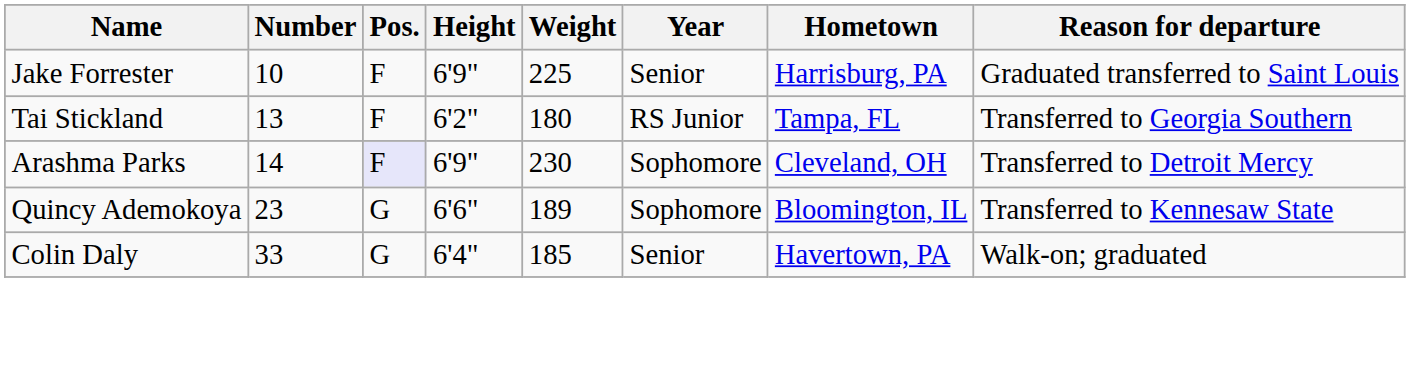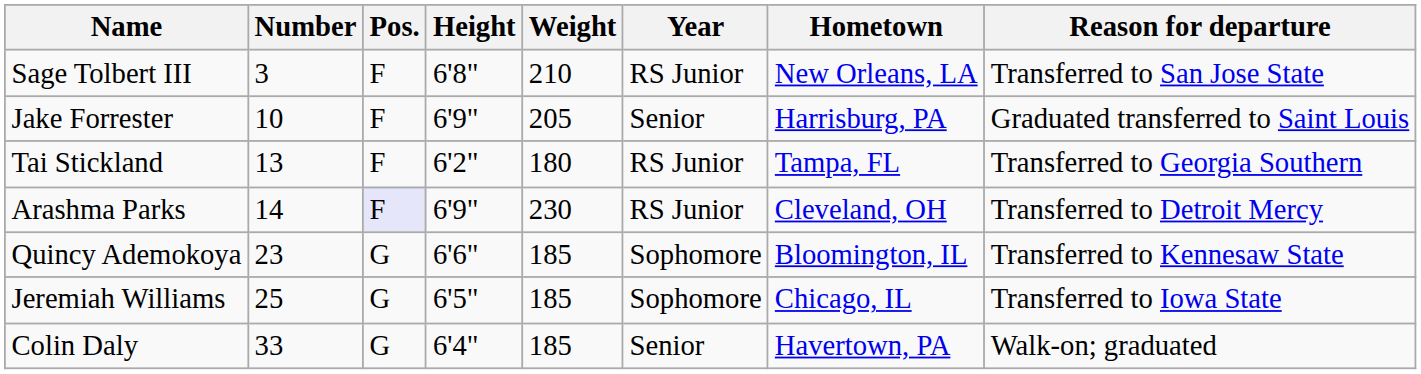+ row: (102, 72)
(550, 72) 225 -> (550, 118) 205
(696, 163) Sophomore -> (686, 208) RS Junior
(550, 208) 189 -> (550, 254) 185
+ row: (118, 299)
